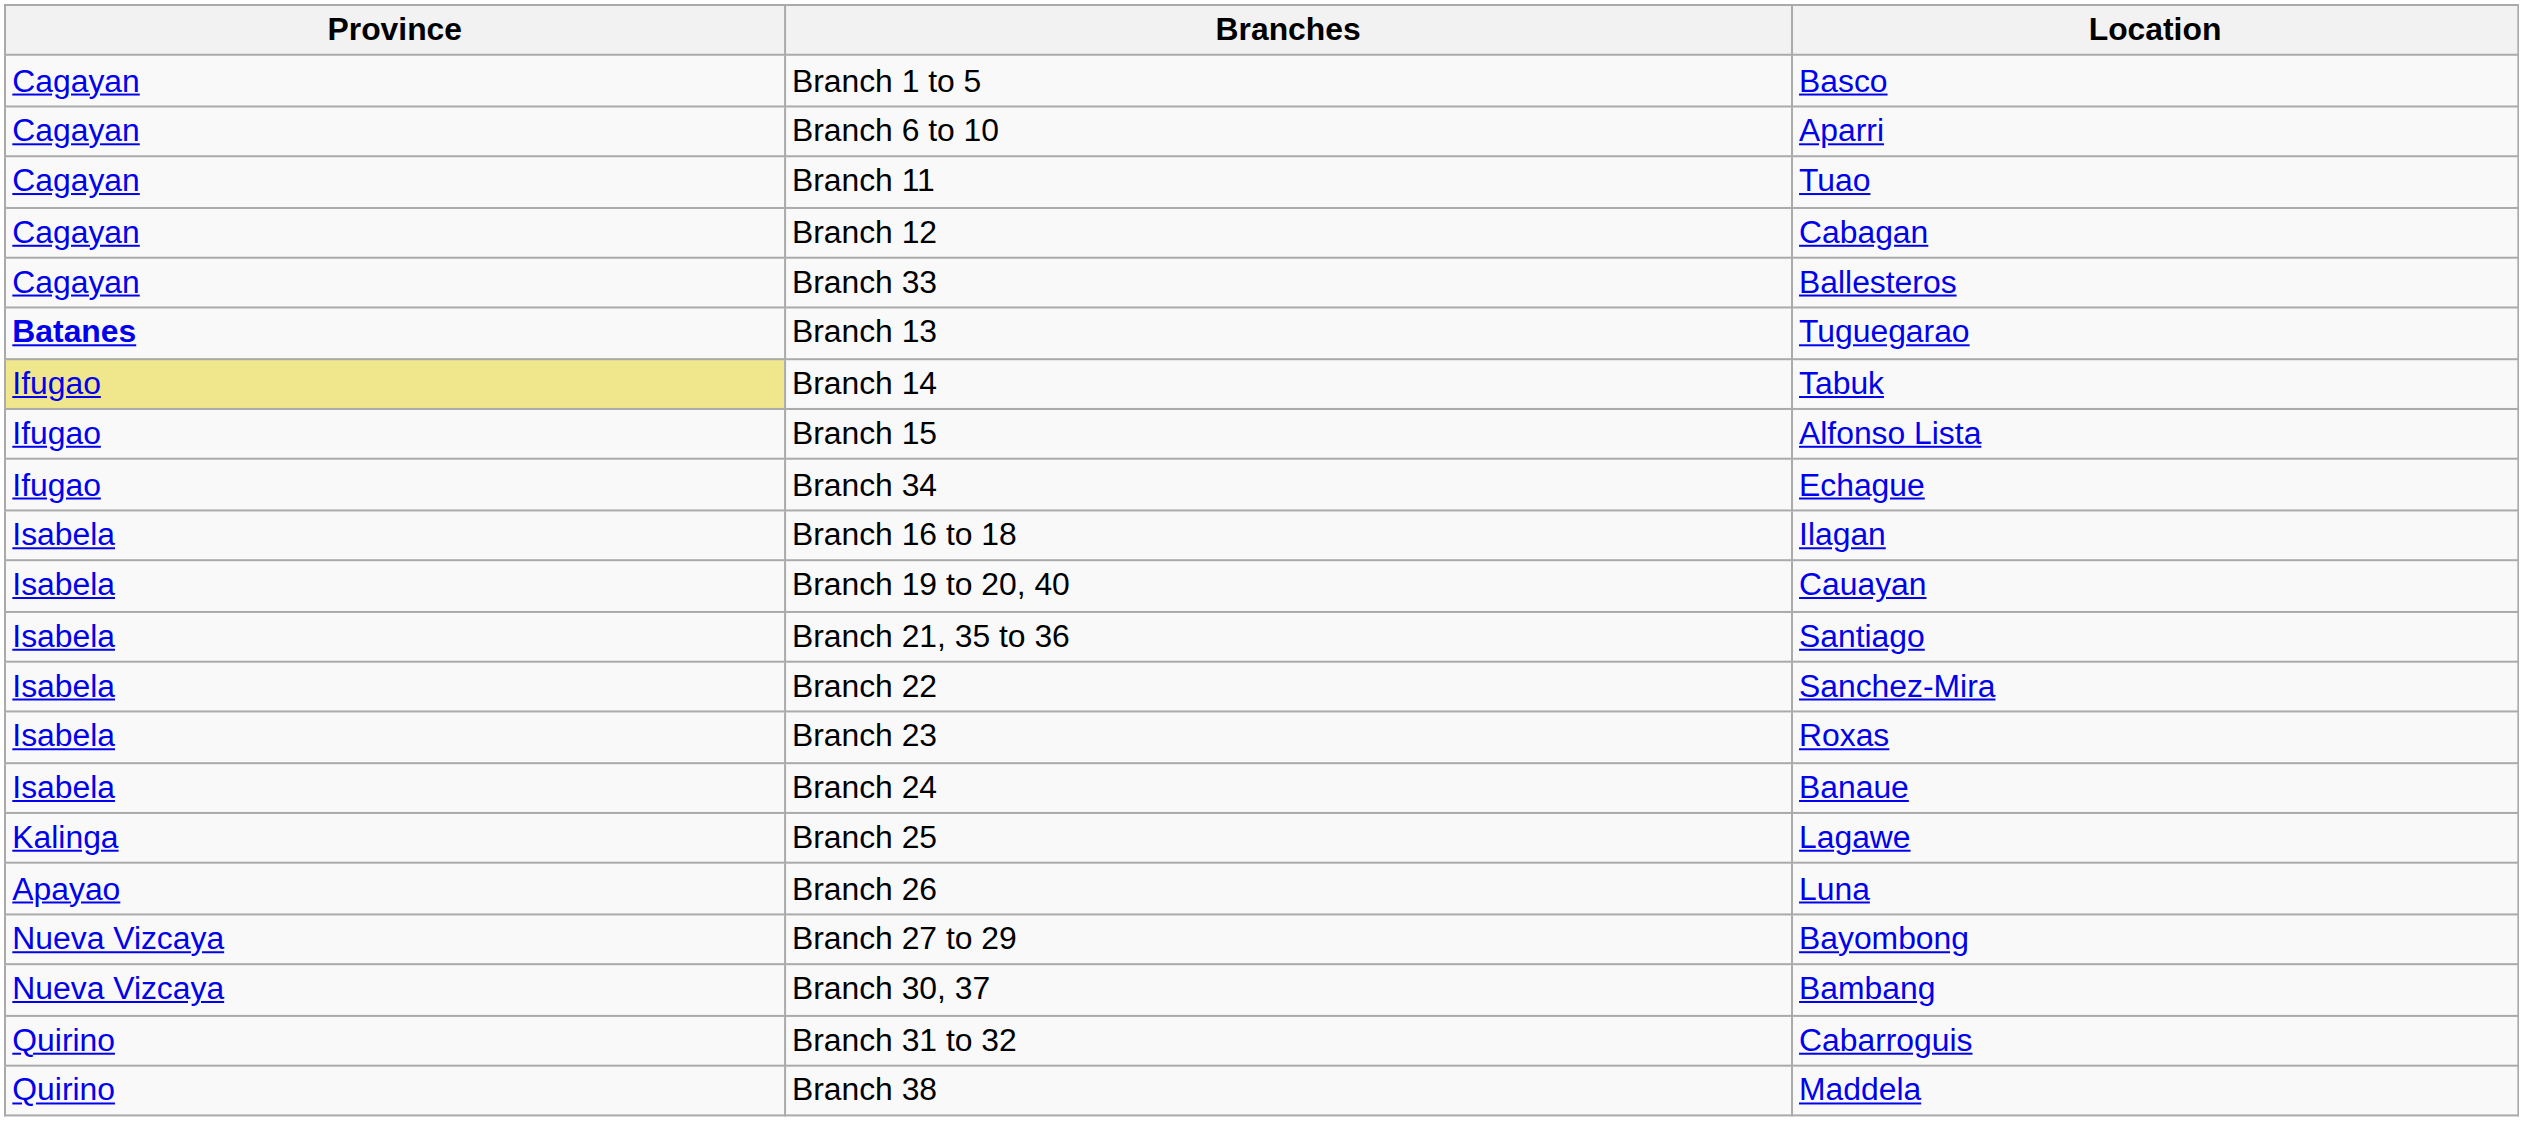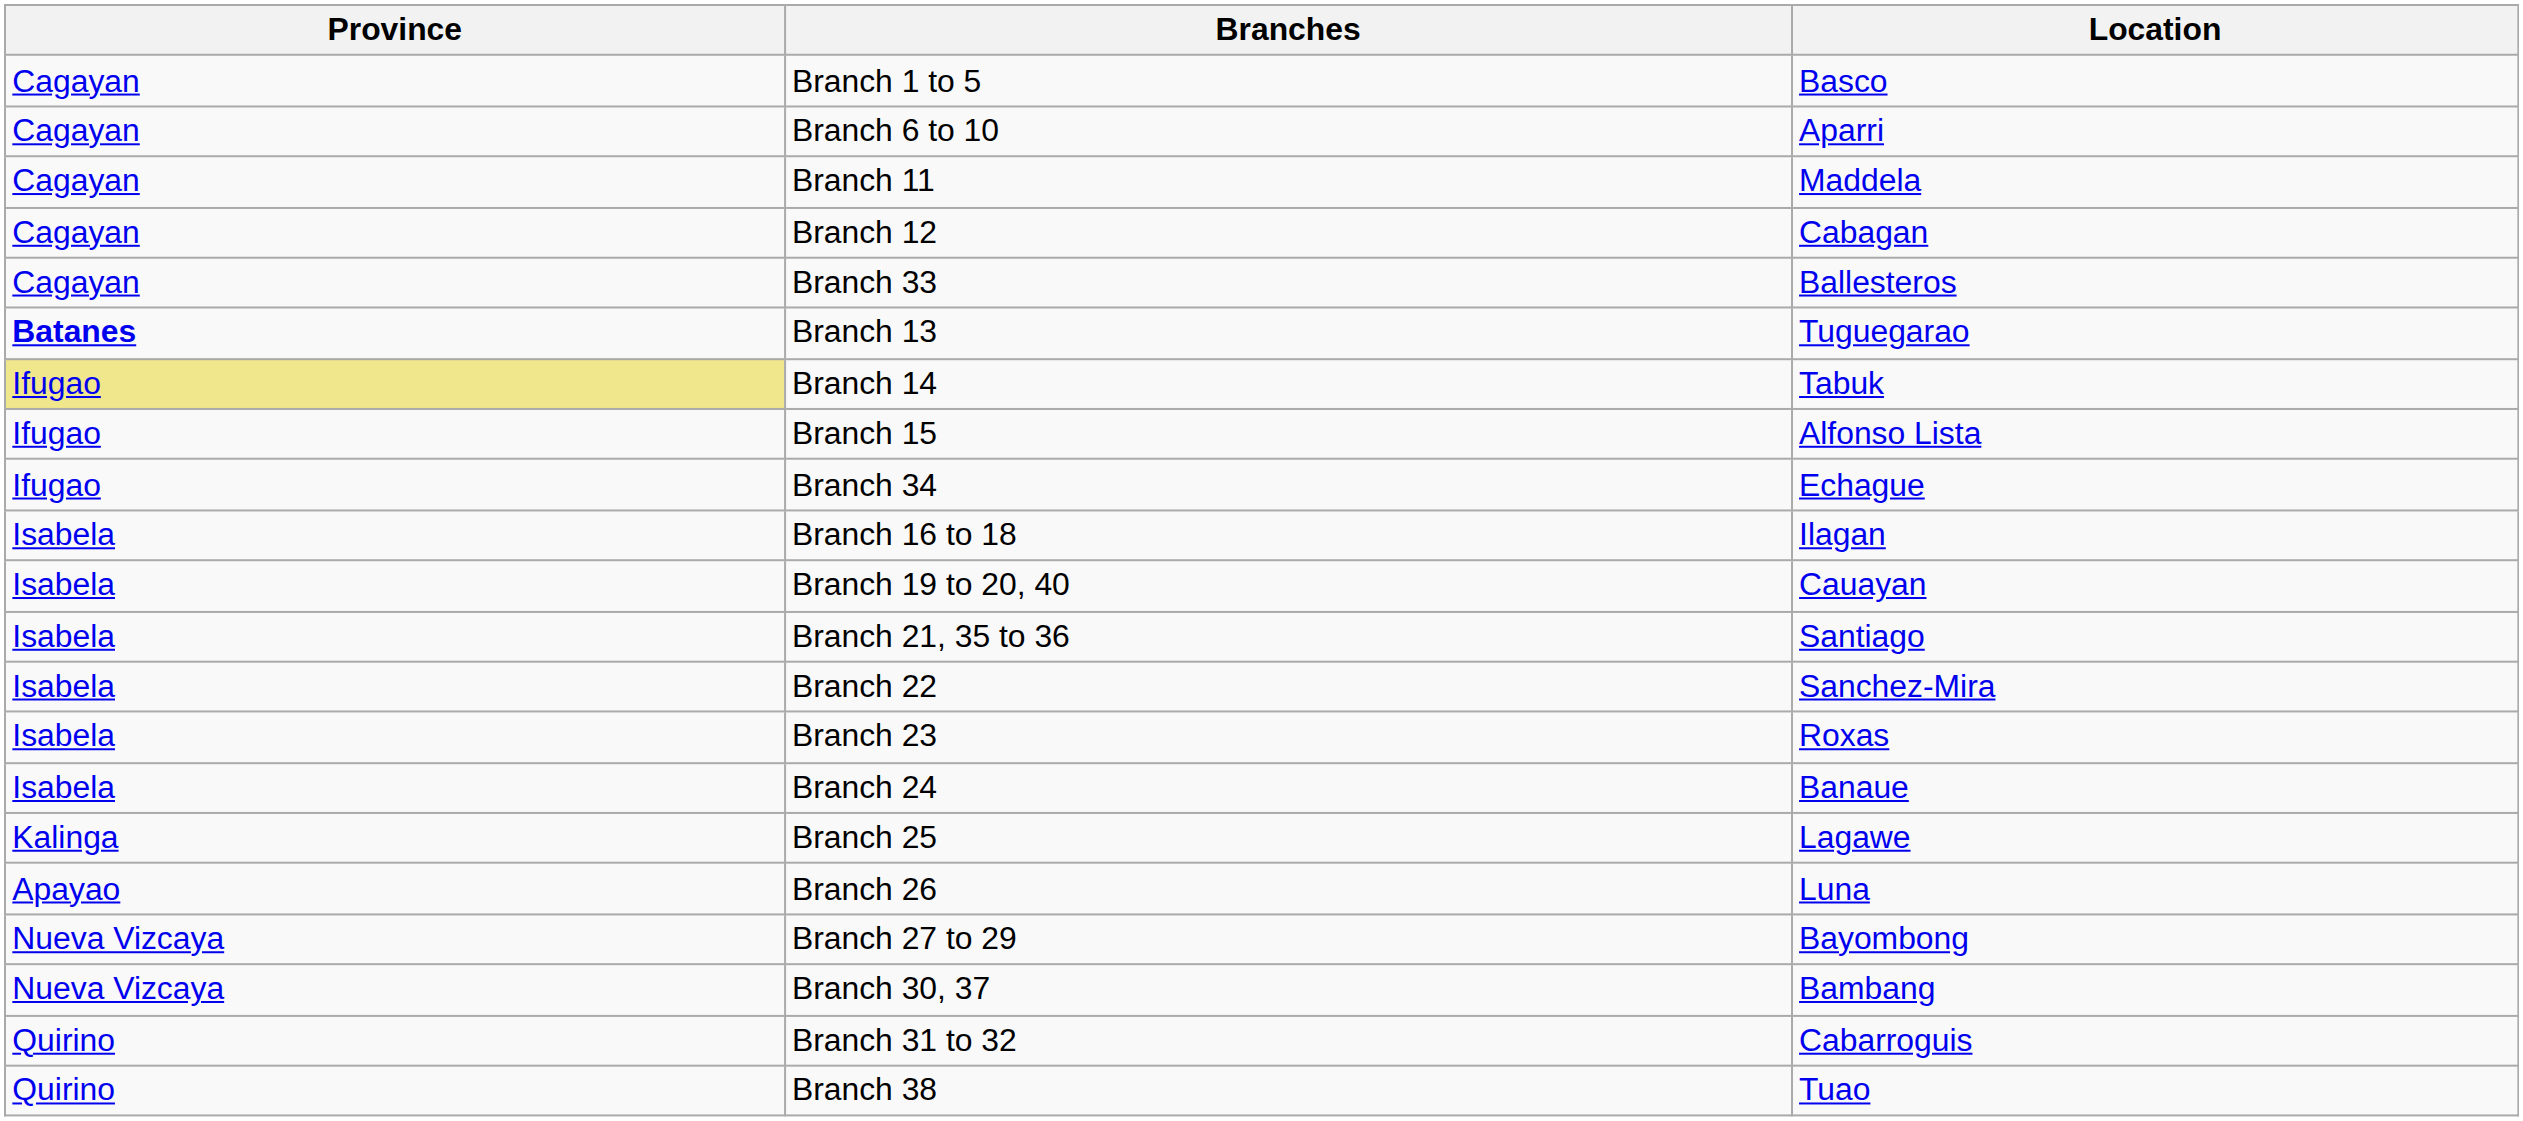(1835, 181) Tuao -> (1860, 181) Maddela
(1860, 1090) Maddela -> (1835, 1090) Tuao
